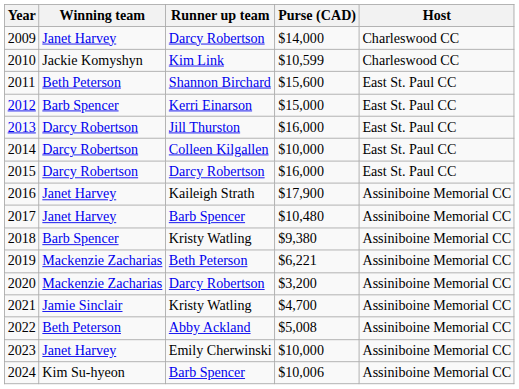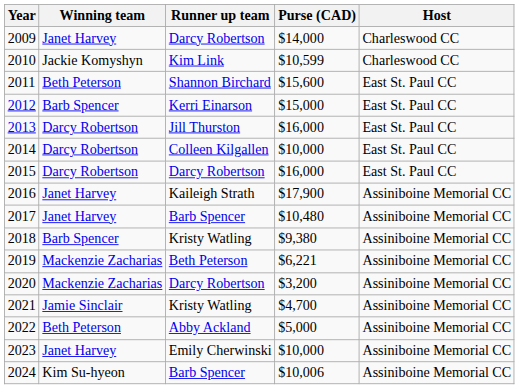(298, 328) $5,008 -> (298, 328) $5,000
